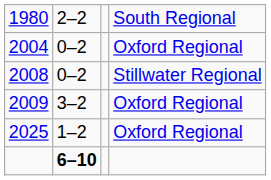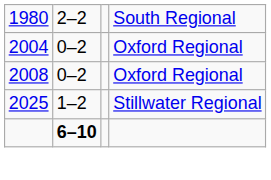(187, 75) Stillwater Regional -> (178, 75) Oxford Regional
- row: (29, 103)
(178, 132) Oxford Regional -> (187, 103) Stillwater Regional
